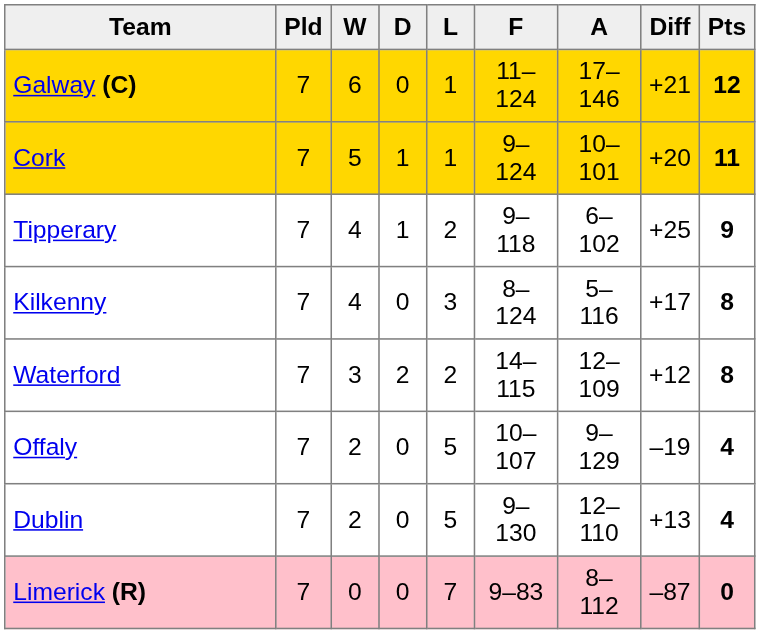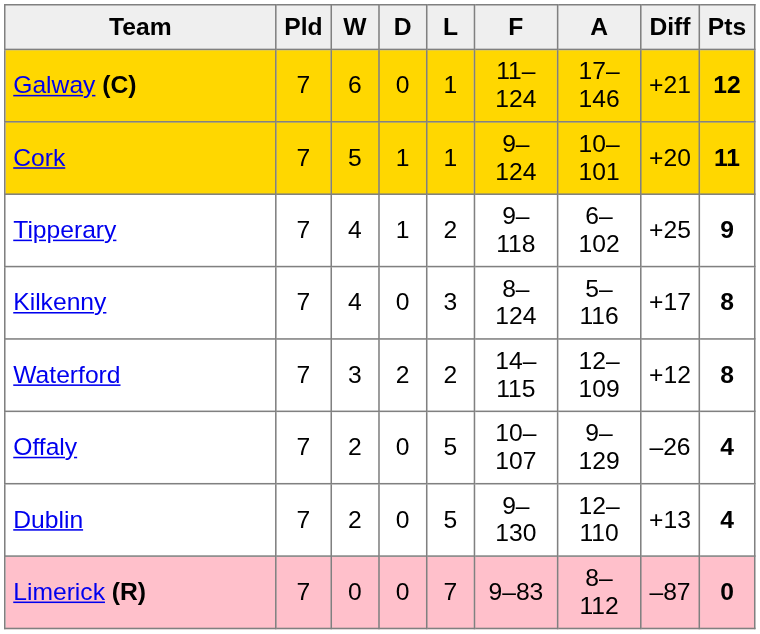(670, 447) –19 -> (670, 447) –26
